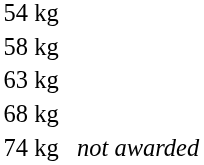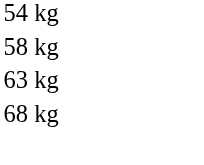- row: (31, 147)
